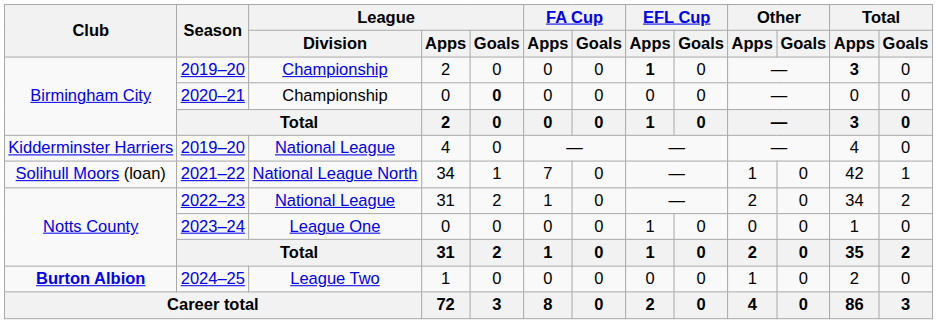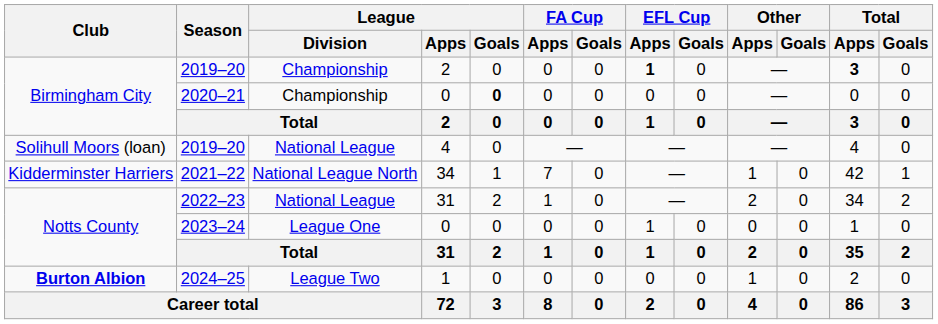(91, 148) Kidderminster Harriers -> (91, 148) Solihull Moors (loan)
(91, 174) Solihull Moors (loan) -> (91, 174) Kidderminster Harriers
